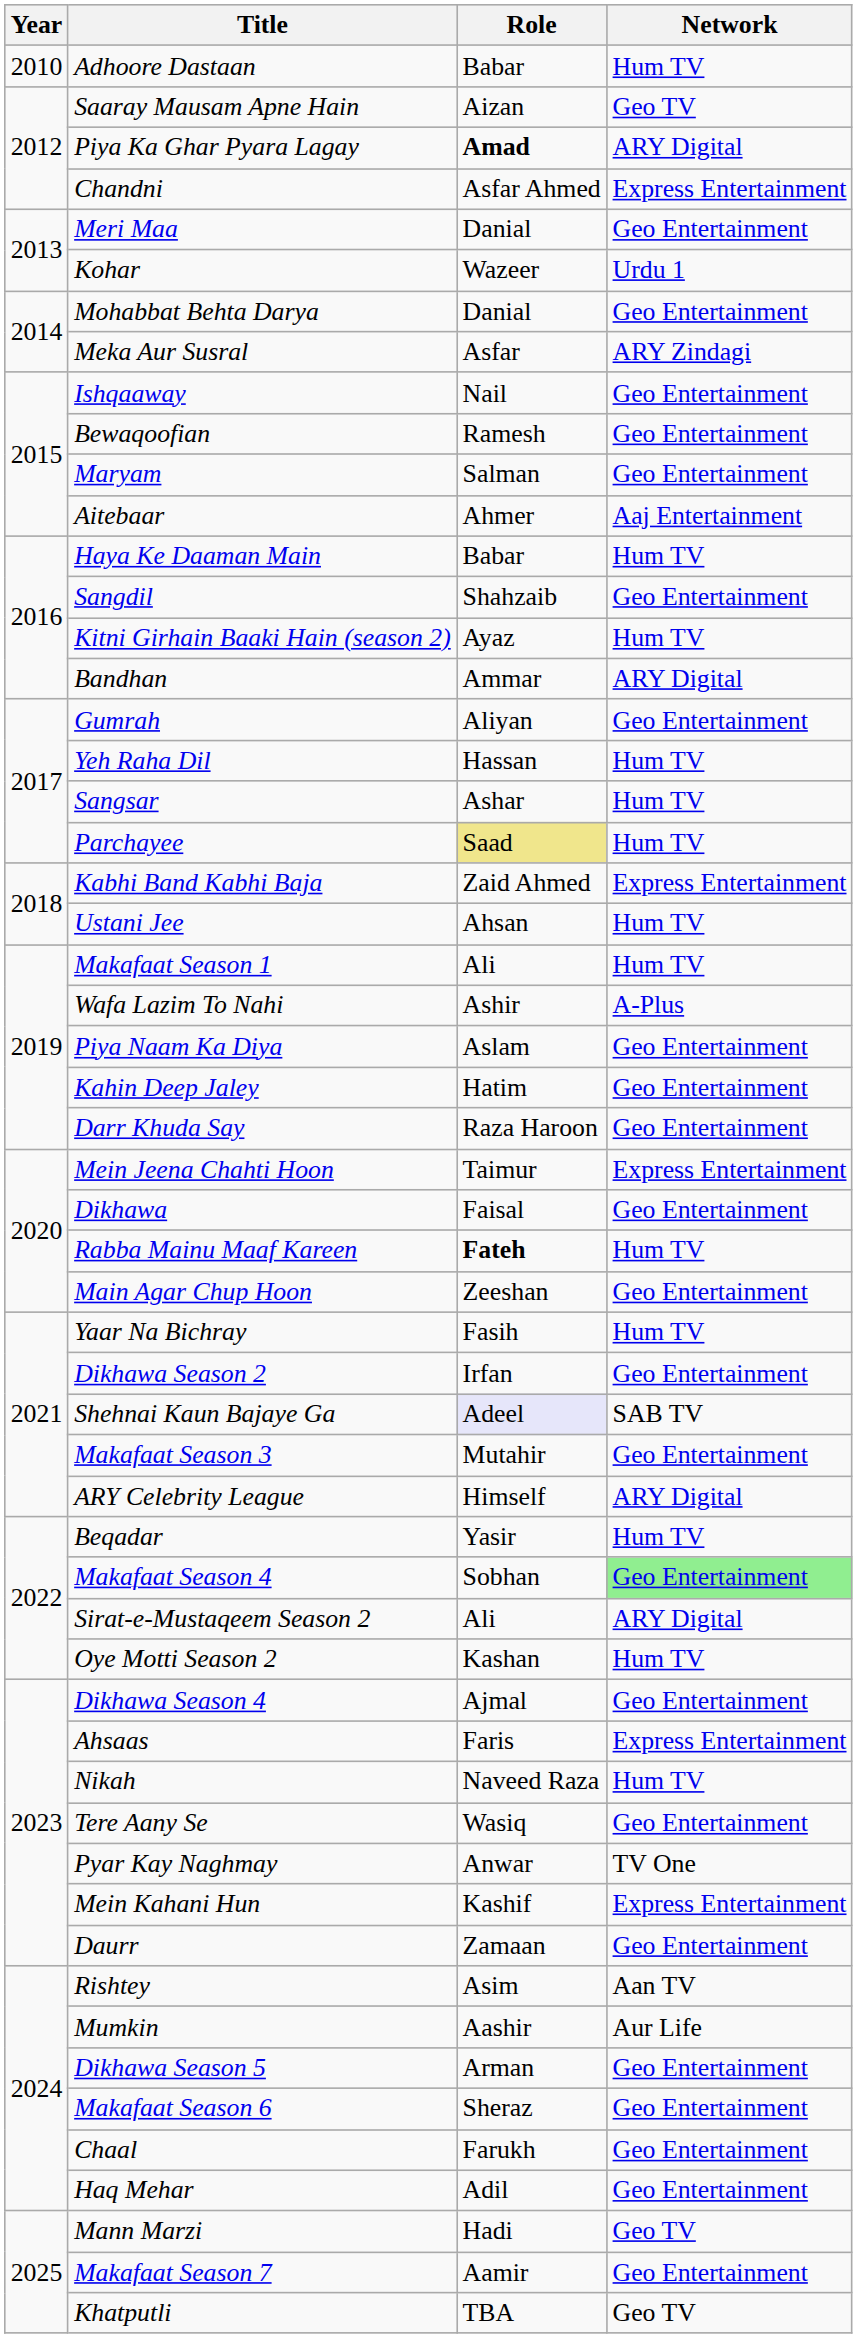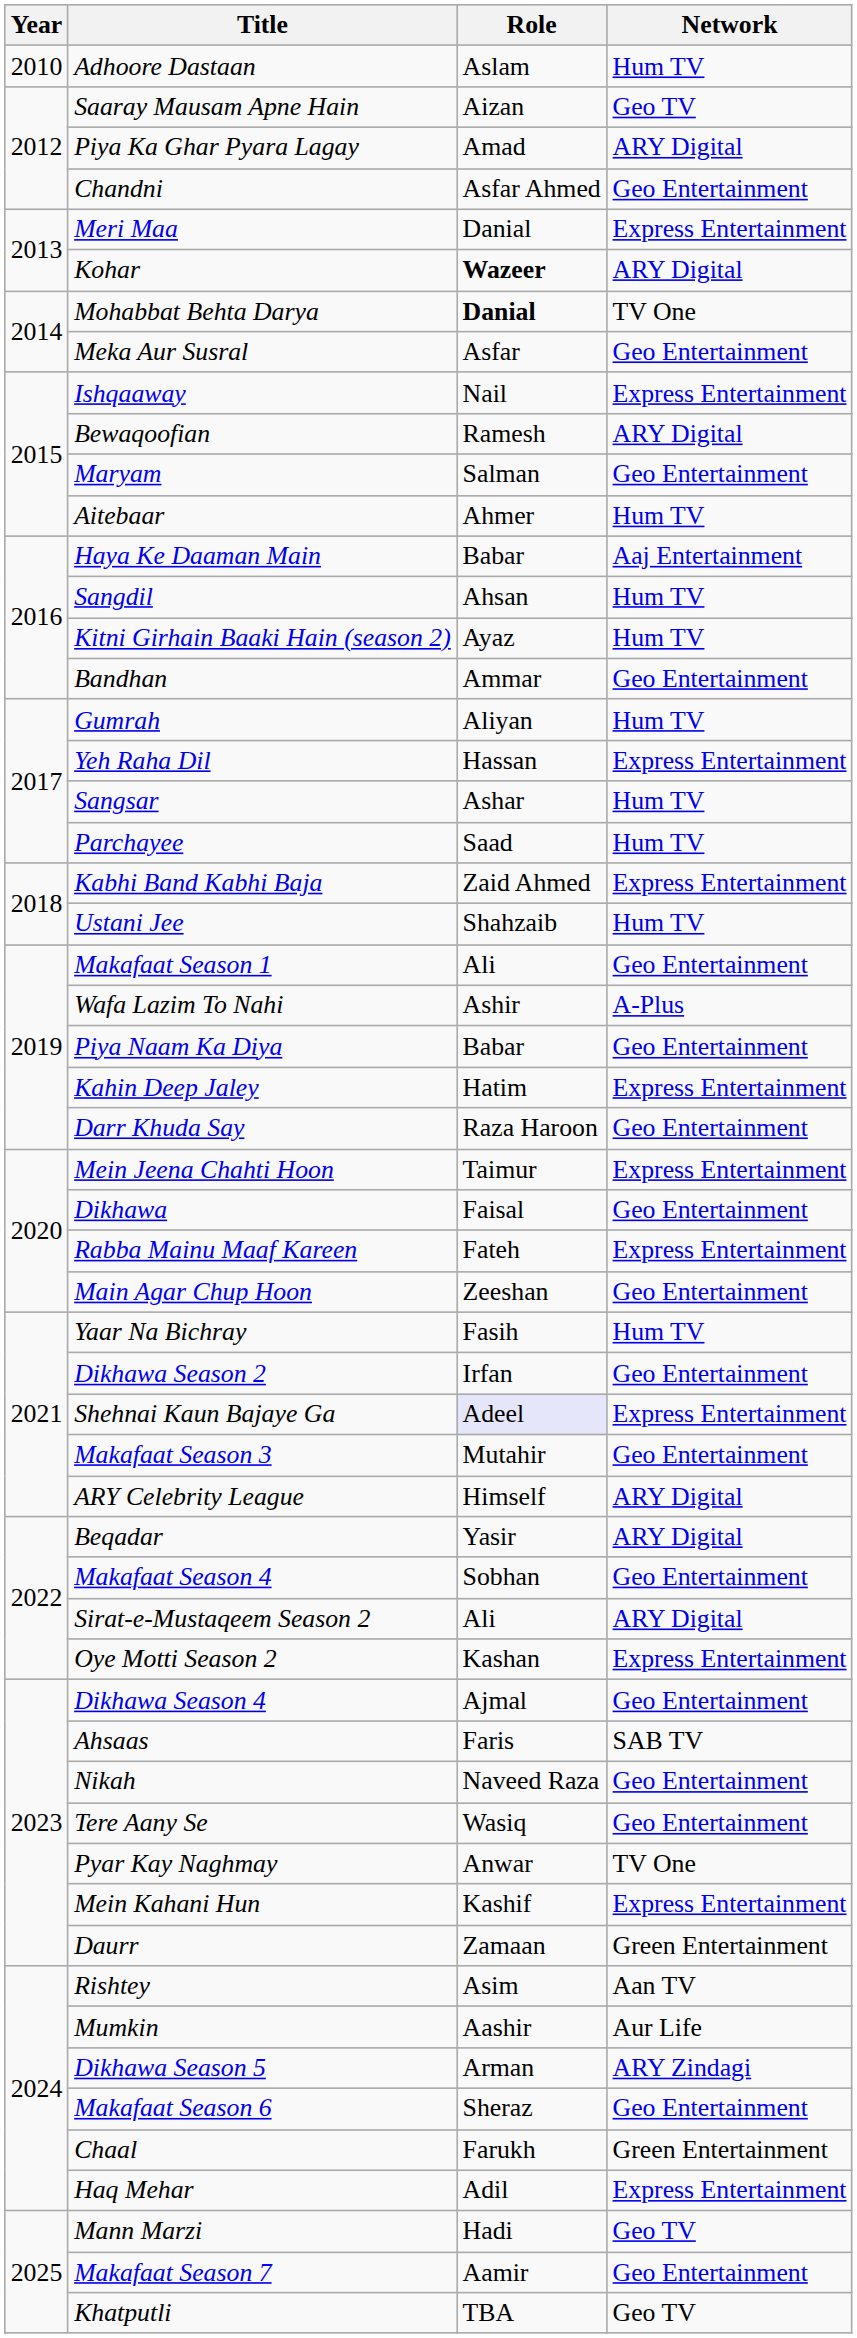(493, 65) Babar -> (496, 65) Aslam
(496, 147) bold -> (494, 147) normal
(730, 188) Express Entertainment -> (710, 188) Geo Entertainment
(710, 229) Geo Entertainment -> (730, 229) Express Entertainment
(501, 270) normal -> (504, 270) bold
(649, 270) Urdu 1 -> (678, 270) ARY Digital
(497, 310) normal -> (499, 310) bold
(710, 310) Geo Entertainment -> (654, 310) TV One
(682, 351) ARY Zindagi -> (710, 351) Geo Entertainment
(710, 392) Geo Entertainment -> (730, 392) Express Entertainment
(710, 433) Geo Entertainment -> (678, 433) ARY Digital
(707, 515) Aaj Entertainment -> (659, 515) Hum TV
(659, 556) Hum TV -> (707, 556) Aaj Entertainment
(510, 596) Shahzaib -> (496, 596) Ahsan
(710, 596) Geo Entertainment -> (659, 596) Hum TV
(678, 678) ARY Digital -> (710, 678) Geo Entertainment
(710, 719) Geo Entertainment -> (659, 719) Hum TV
(659, 760) Hum TV -> (730, 760) Express Entertainment
(488, 842) khaki background -> (488, 842) no background
(496, 923) Ahsan -> (510, 923) Shahzaib
(659, 964) Hum TV -> (710, 964) Geo Entertainment
(496, 1046) Aslam -> (493, 1046) Babar
(710, 1087) Geo Entertainment -> (730, 1087) Express Entertainment
(494, 1250) bold -> (491, 1250) normal
(659, 1250) Hum TV -> (730, 1250) Express Entertainment
(658, 1413) SAB TV -> (730, 1413) Express Entertainment
(659, 1536) Hum TV -> (678, 1536) ARY Digital
(710, 1577) lightgreen background -> (710, 1577) no background
(659, 1659) Hum TV -> (730, 1659) Express Entertainment
(730, 1740) Express Entertainment -> (658, 1740) SAB TV
(659, 1781) Hum TV -> (710, 1781) Geo Entertainment
(710, 1945) Geo Entertainment -> (720, 1945) Green Entertainment
(710, 2067) Geo Entertainment -> (682, 2067) ARY Zindagi
(710, 2149) Geo Entertainment -> (720, 2149) Green Entertainment
(710, 2190) Geo Entertainment -> (730, 2190) Express Entertainment
